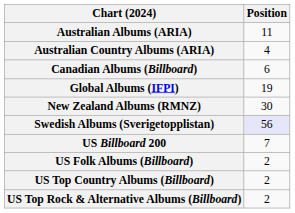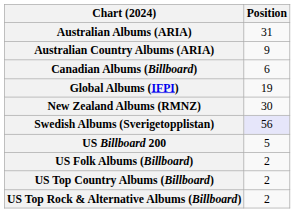(267, 32) 11 -> (267, 32) 31
(267, 50) 4 -> (267, 50) 9
(267, 143) 7 -> (267, 143) 5
